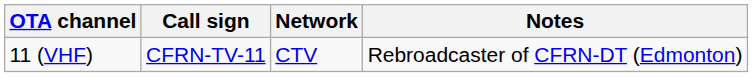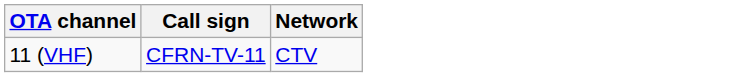- column: (555, 21)
